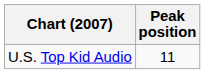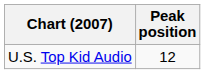(167, 56) 11 -> (167, 56) 12
